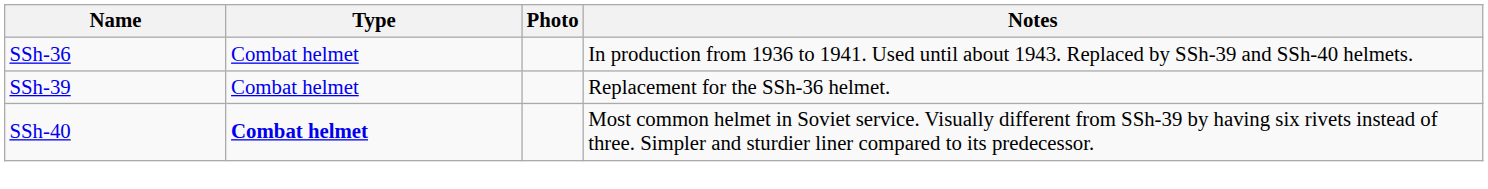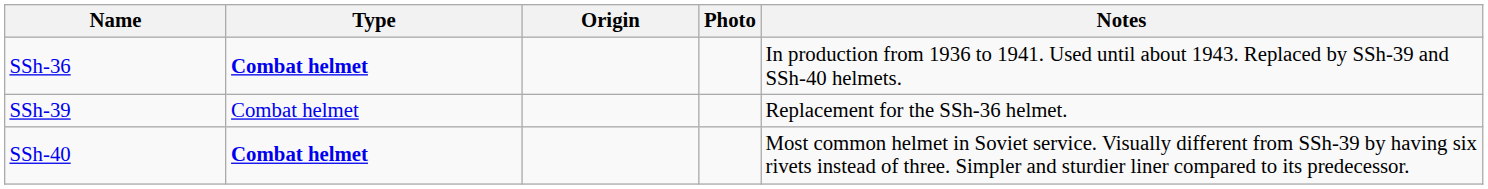+ column: (610, 20)
(295, 53) normal -> (300, 65) bold
